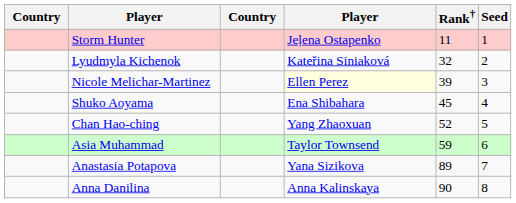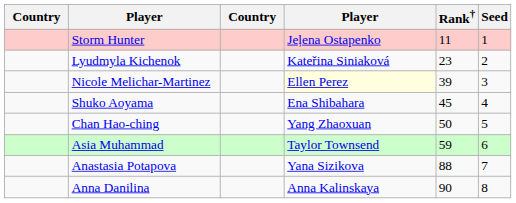(445, 60) 32 -> (445, 60) 23
(445, 123) 52 -> (445, 123) 50
(445, 166) 89 -> (445, 166) 88
